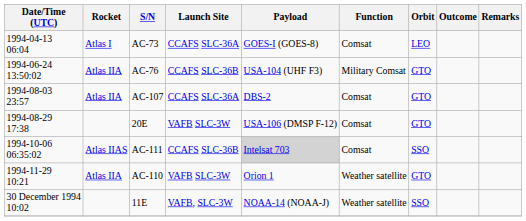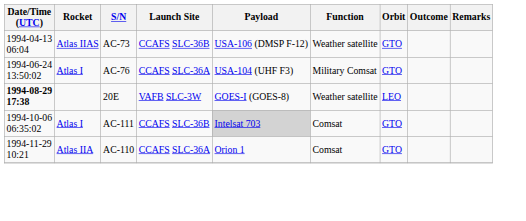(98, 44) Atlas I -> (78, 44) Atlas IIAS
(203, 44) CCAFS SLC-36A -> (174, 44) CCAFS SLC-36B
(281, 44) GOES-I (GOES-8) -> (261, 44) USA-106 (DMSP F-12)
(356, 44) Comsat -> (345, 44) Weather satellite
(421, 44) LEO -> (392, 44) GTO
(104, 70) Atlas IIA -> (70, 70) Atlas I
(203, 70) CCAFS SLC-36B -> (174, 70) CCAFS SLC-36A
- row: (148, 97)
(29, 123) normal -> (29, 97) bold
(290, 123) USA-106 (DMSP F-12) -> (252, 97) GOES-I (GOES-8)
(356, 123) Comsat -> (345, 97) Weather satellite
(421, 123) GTO -> (392, 97) LEO
(106, 150) Atlas IIAS -> (70, 123) Atlas I
(420, 150) SSO -> (392, 123) GTO
(199, 176) VAFB SLC-3W -> (174, 150) CCAFS SLC-36A
(374, 176) Weather satellite -> (327, 150) Comsat
- row: (140, 202)
